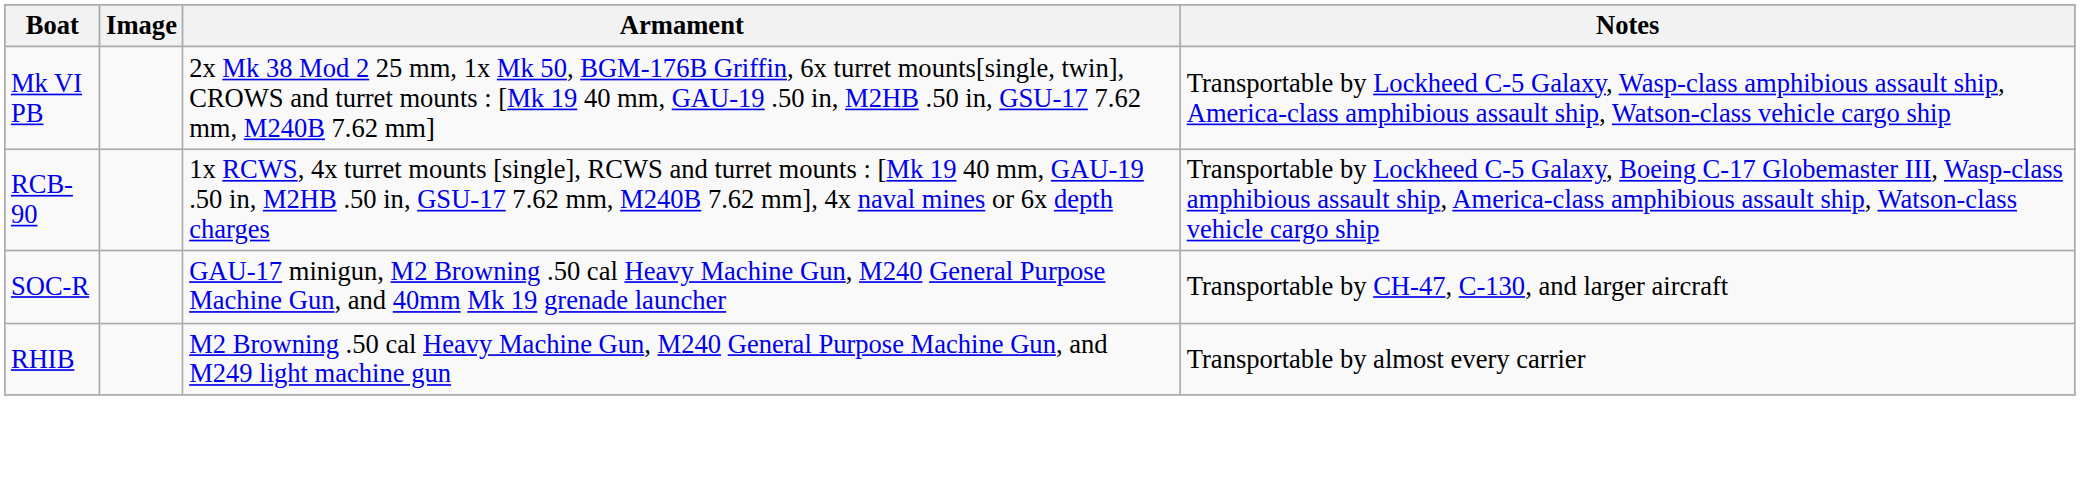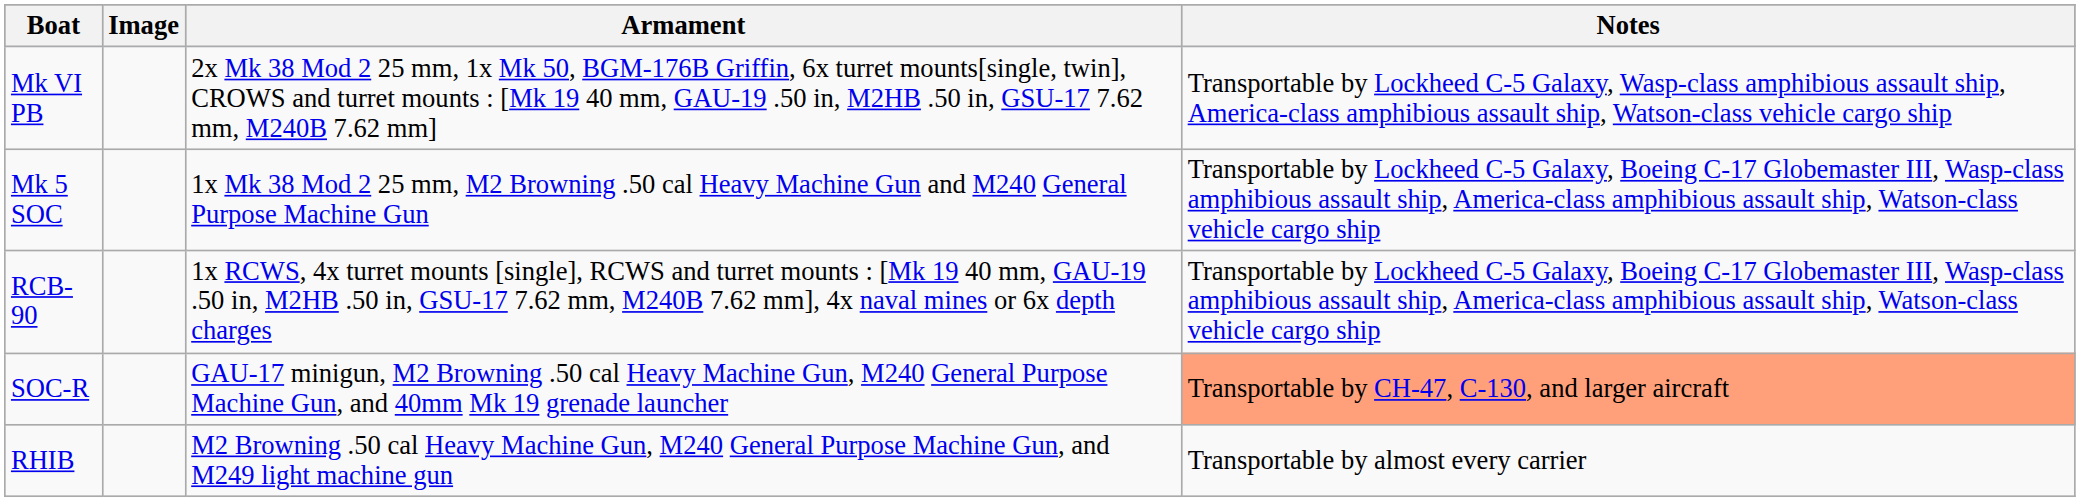+ row: (39, 199)
(1457, 286) no background -> (1458, 388) lightsalmon background
